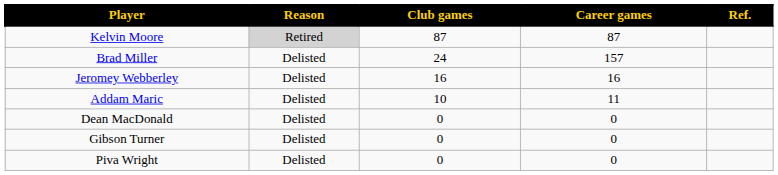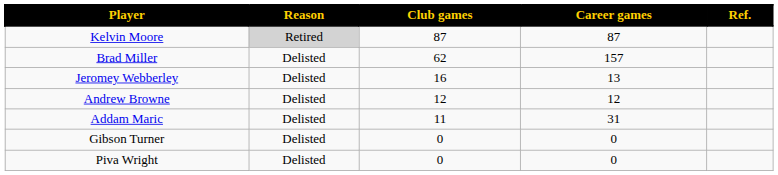(440, 57) 24 -> (440, 57) 62
(614, 78) 16 -> (614, 78) 13
+ row: (127, 98)
(440, 98) 10 -> (440, 119) 11
(614, 98) 11 -> (614, 119) 31
- row: (127, 119)
